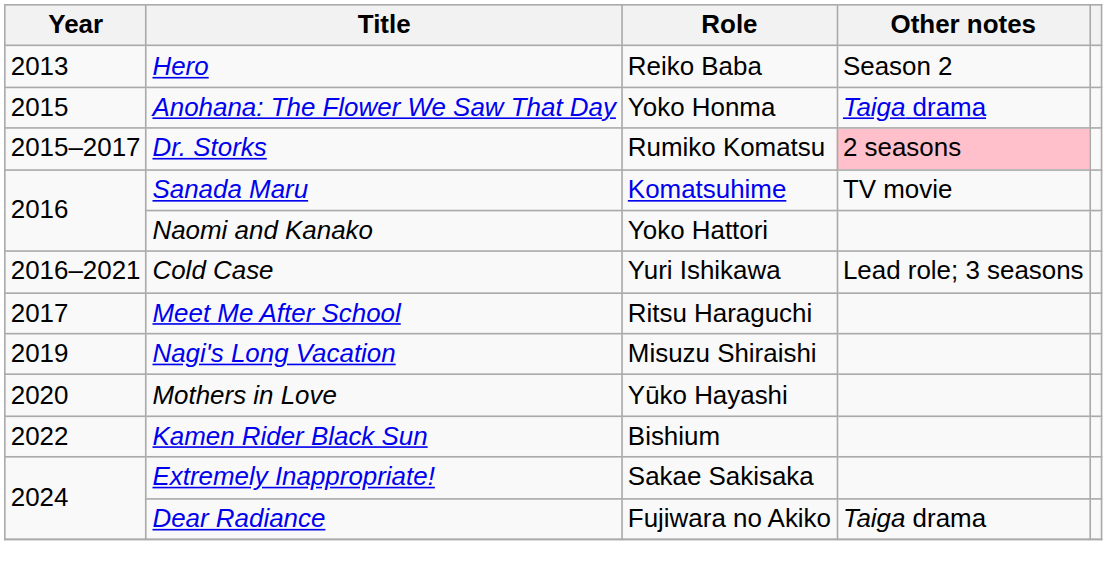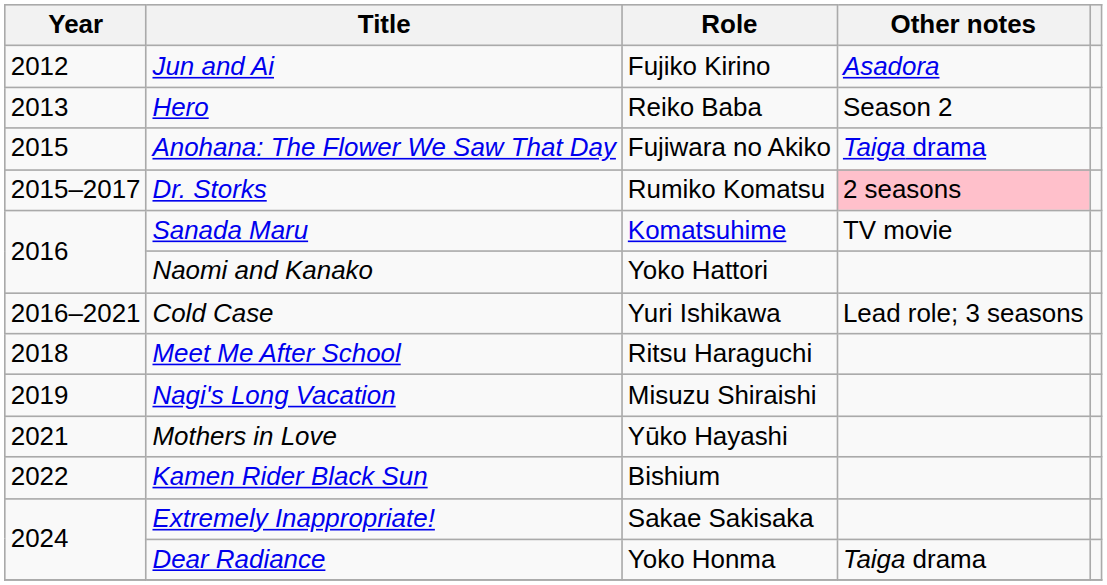+ row: (213, 66)
(702, 107) Yoko Honma -> (729, 148) Fujiwara no Akiko
(40, 312) 2017 -> (40, 353) 2018
(40, 395) 2020 -> (40, 436) 2021
(729, 518) Fujiwara no Akiko -> (702, 559) Yoko Honma
